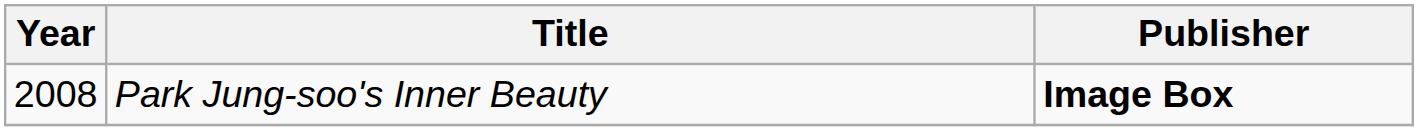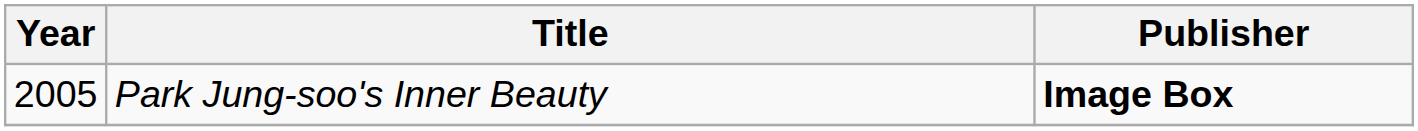(56, 93) 2008 -> (56, 93) 2005
